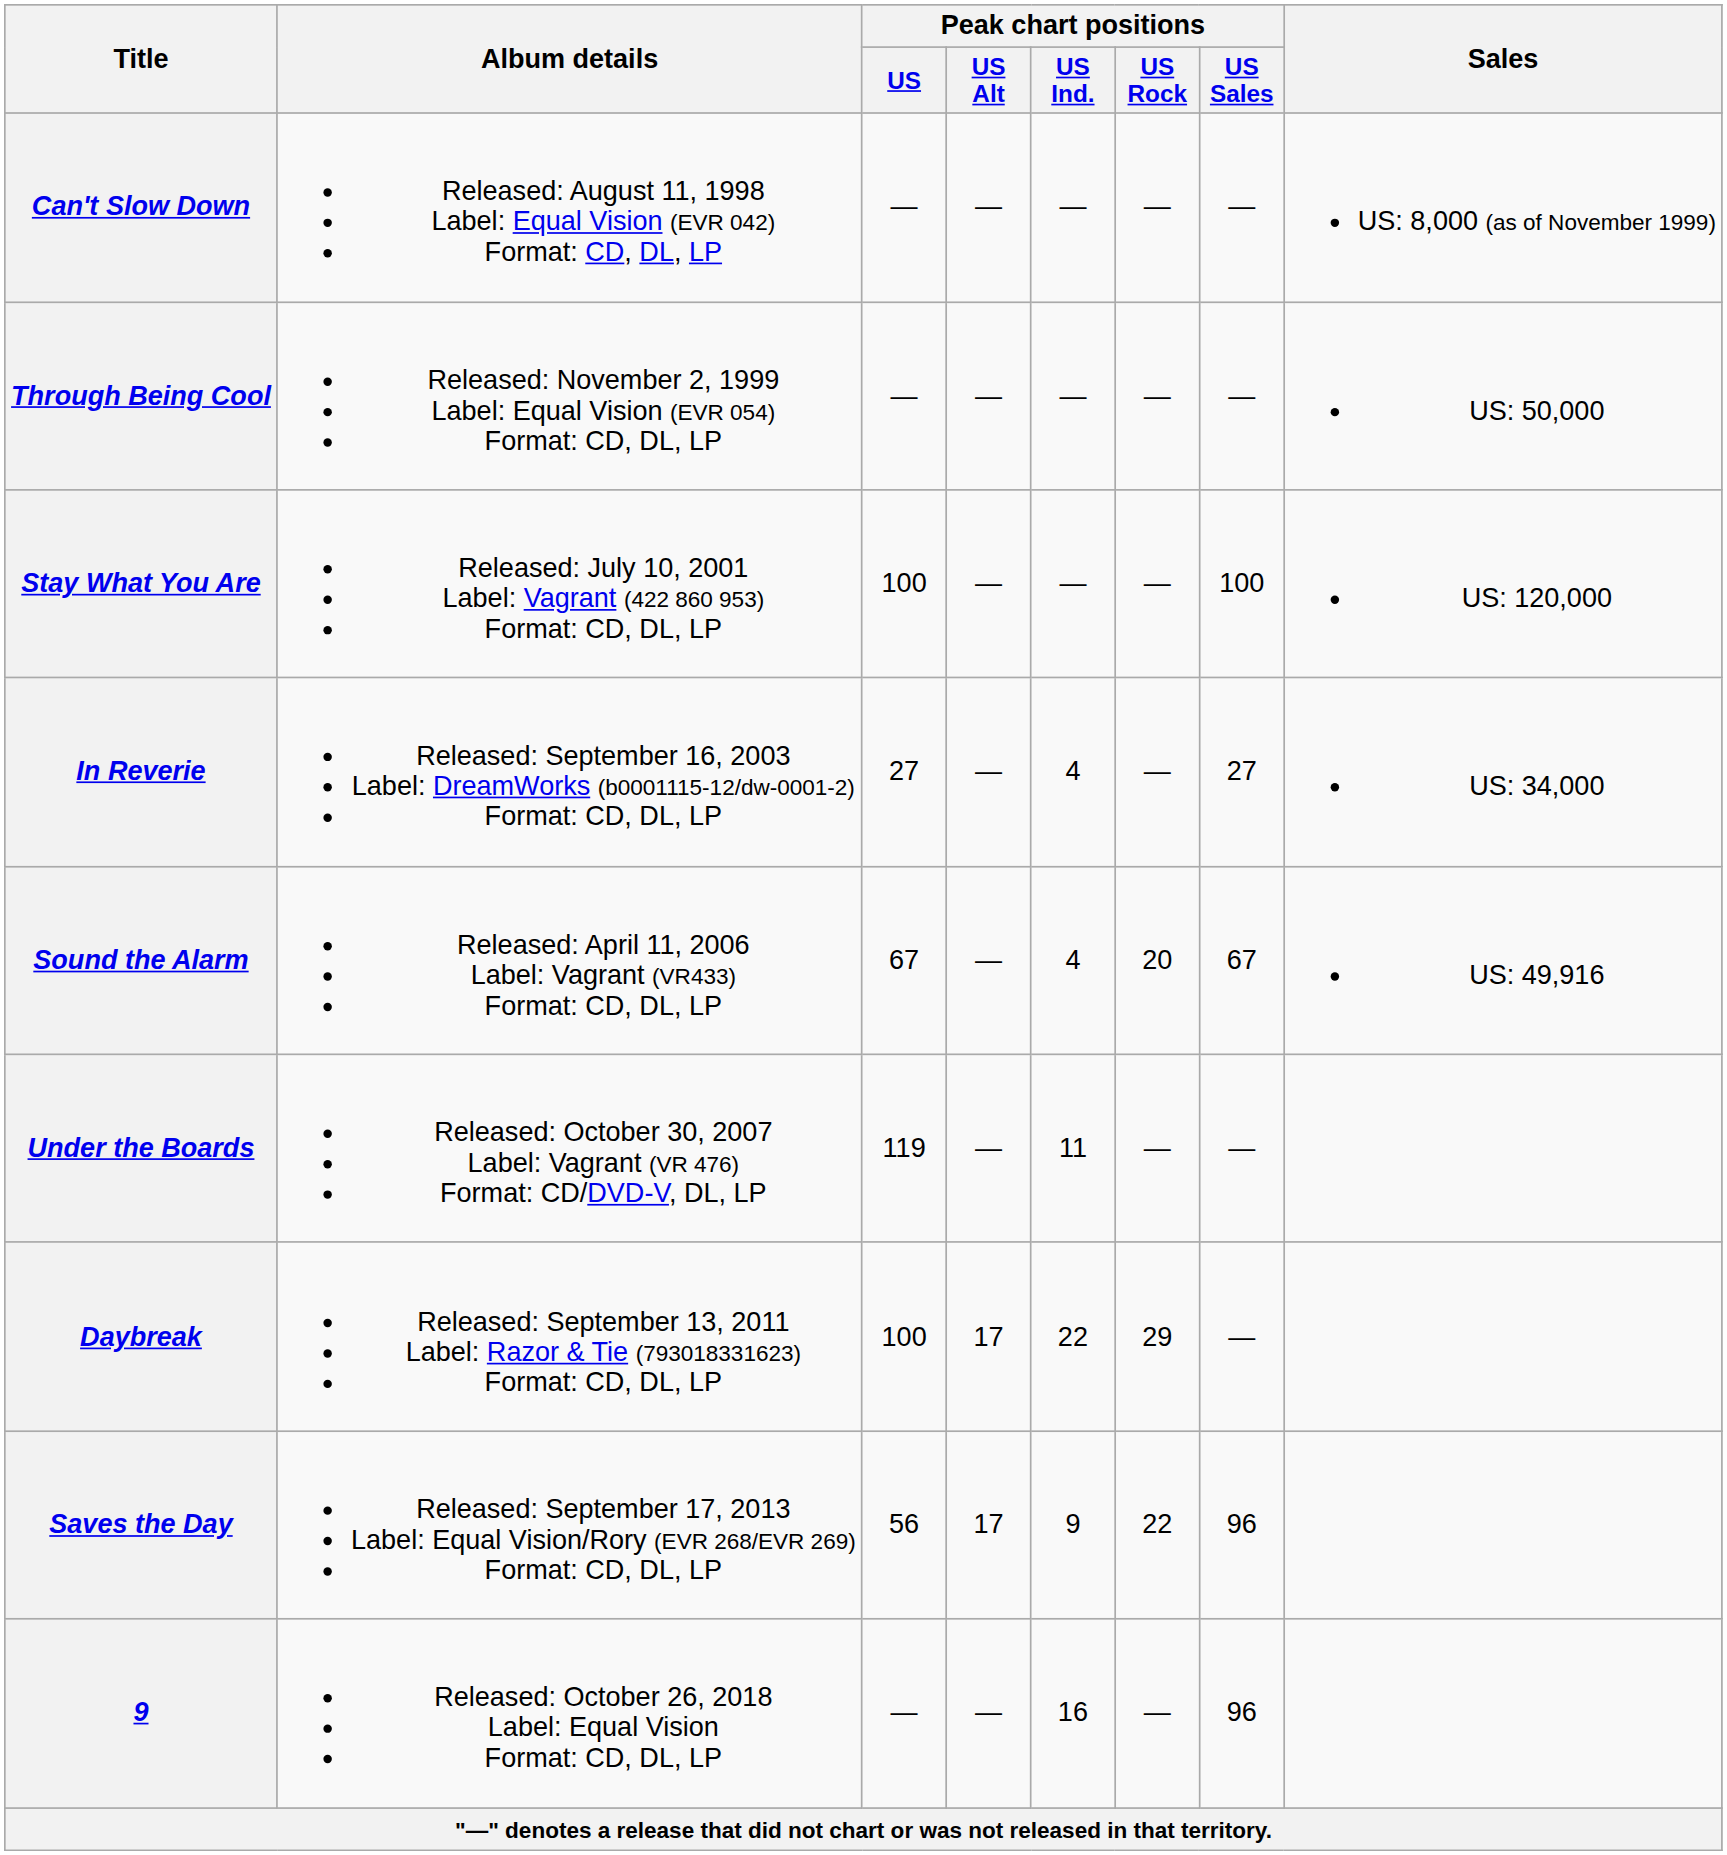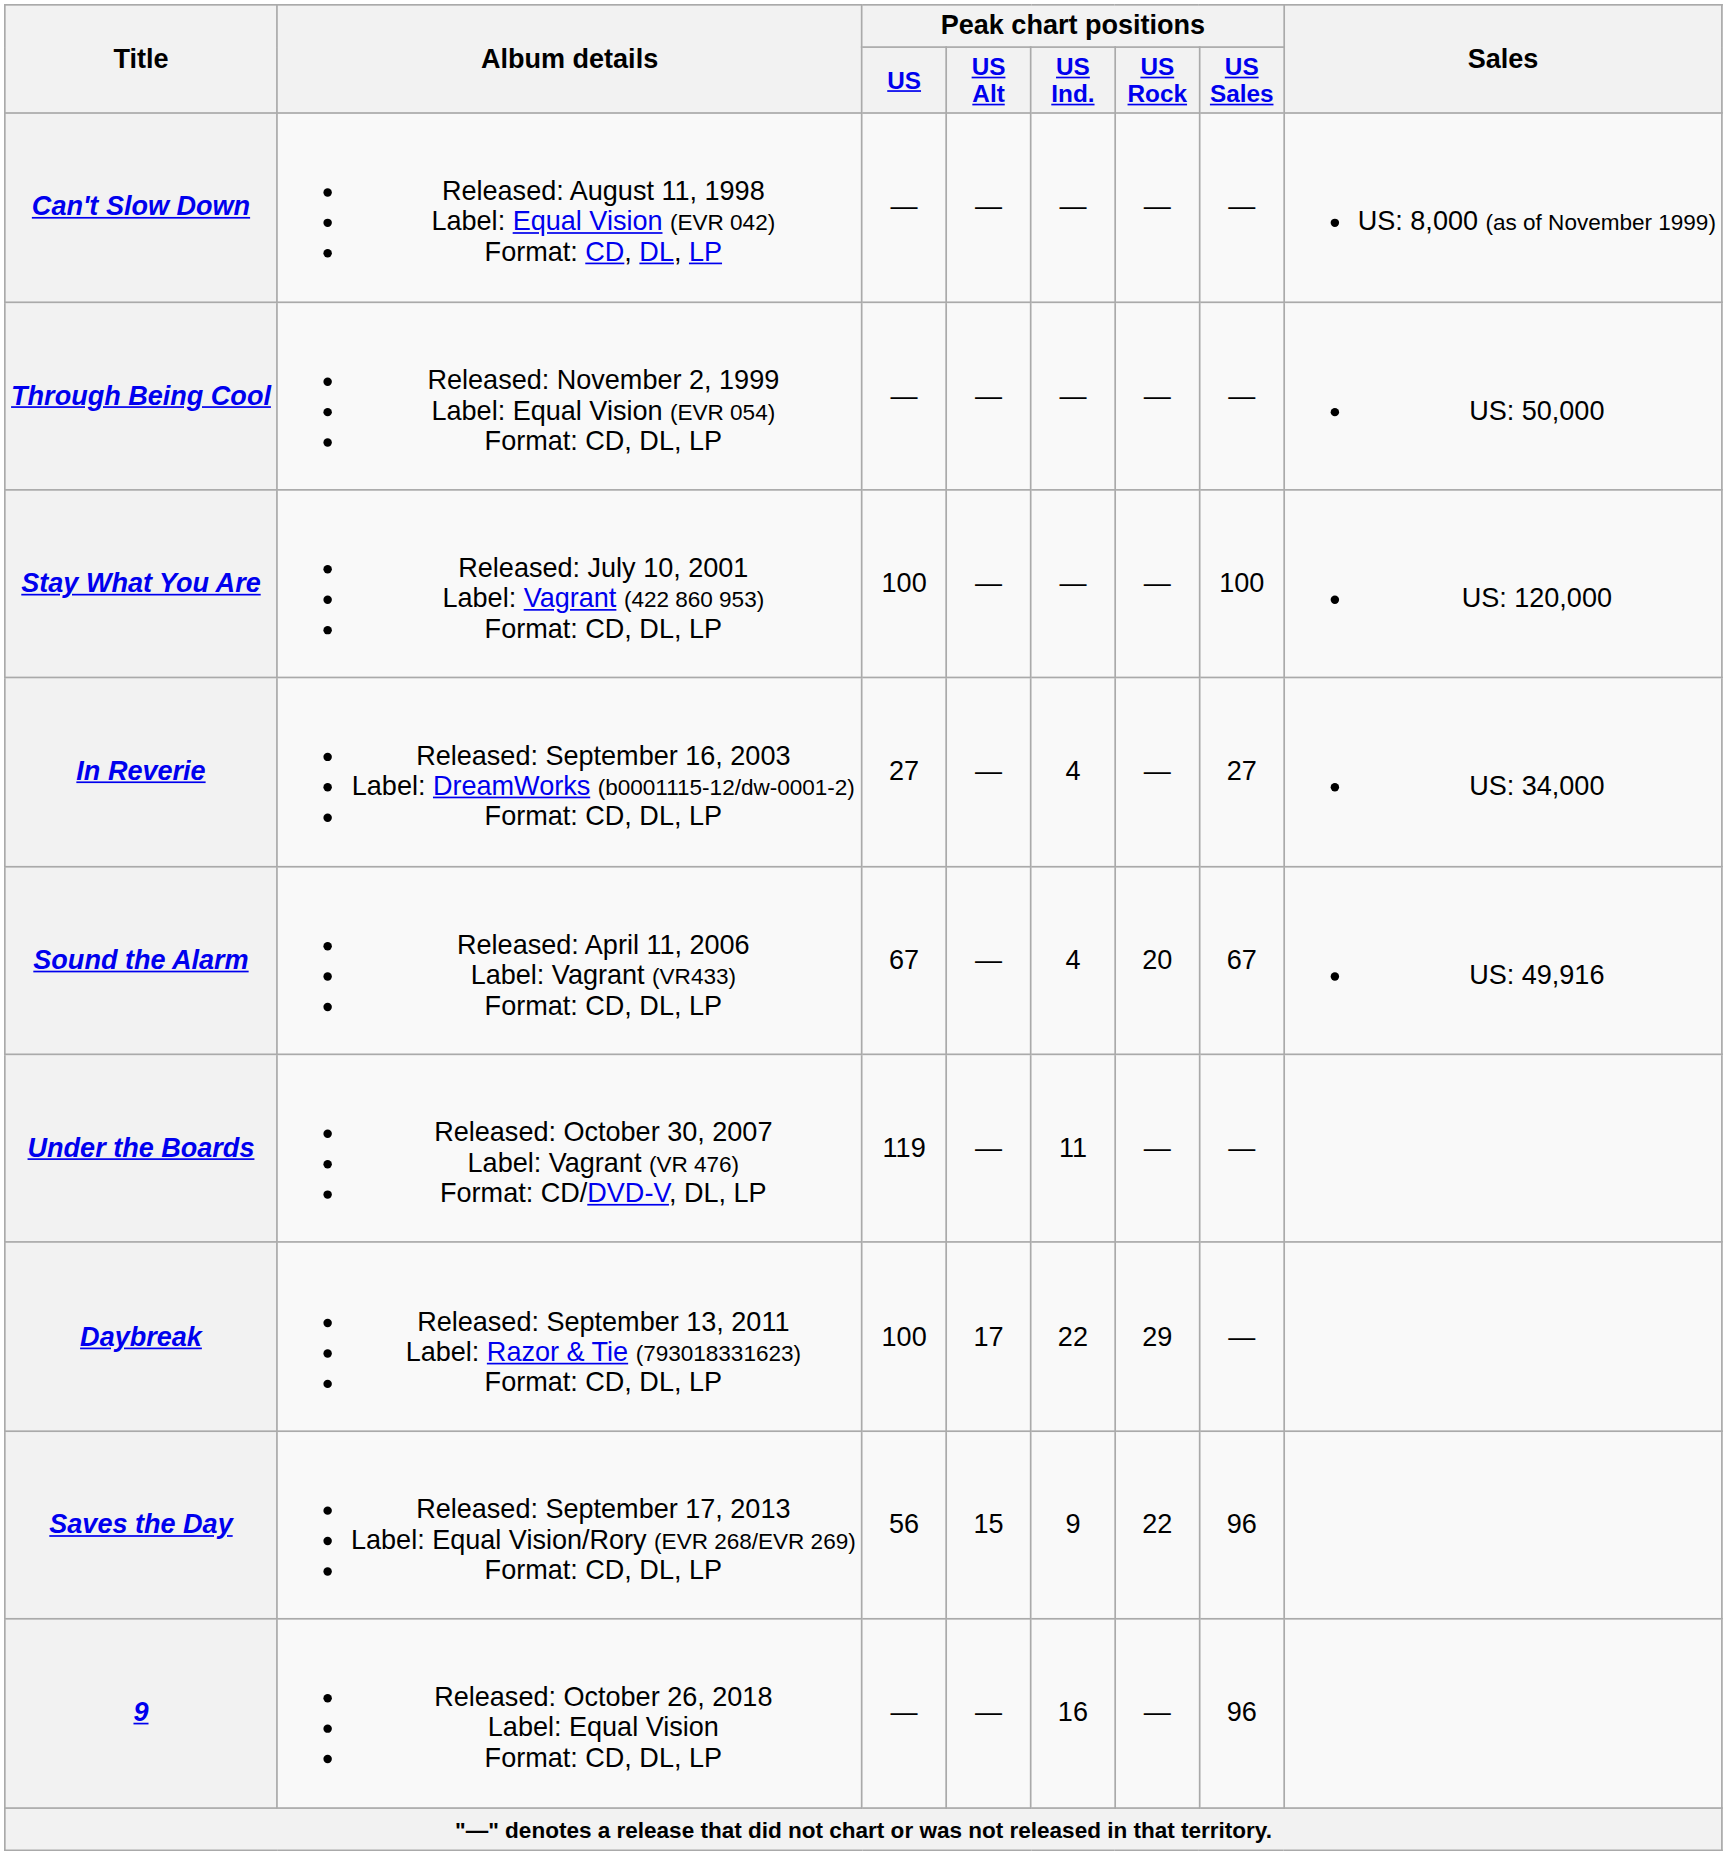(989, 1524) 17 -> (989, 1524) 15
